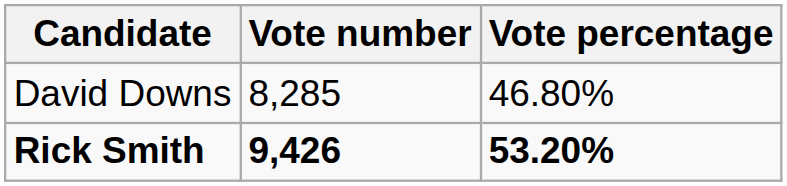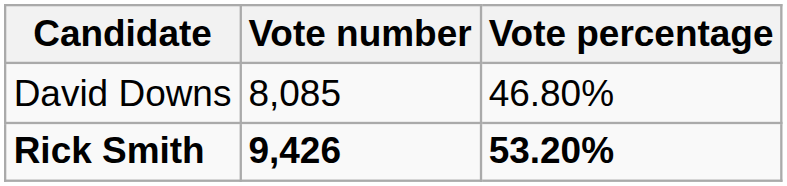(295, 92) 8,285 -> (295, 92) 8,085
